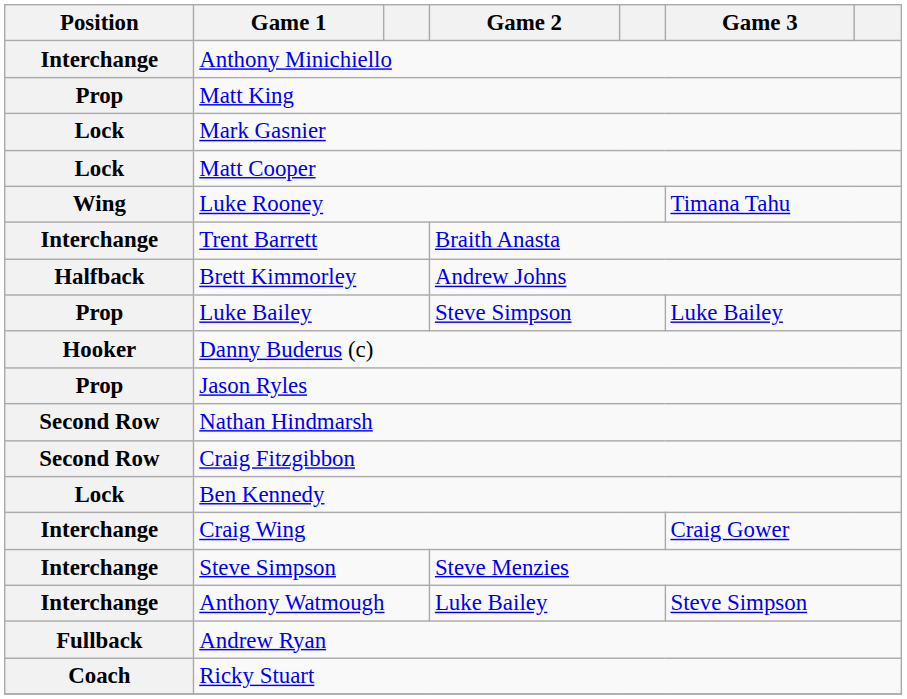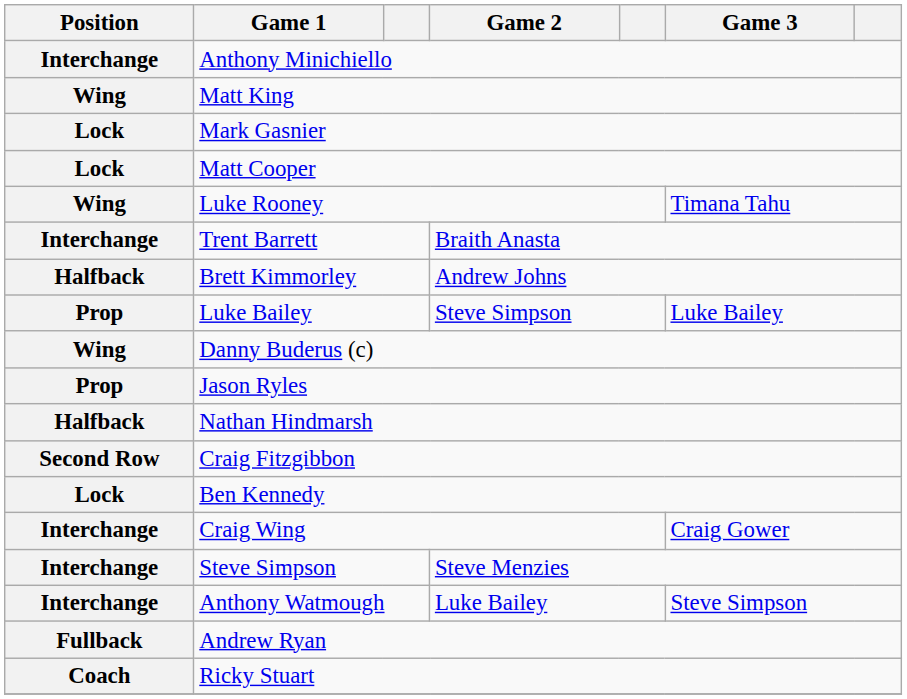(99, 95) Prop -> (99, 95) Wing
(99, 349) Hooker -> (99, 349) Wing
(99, 421) Second Row -> (99, 421) Halfback
